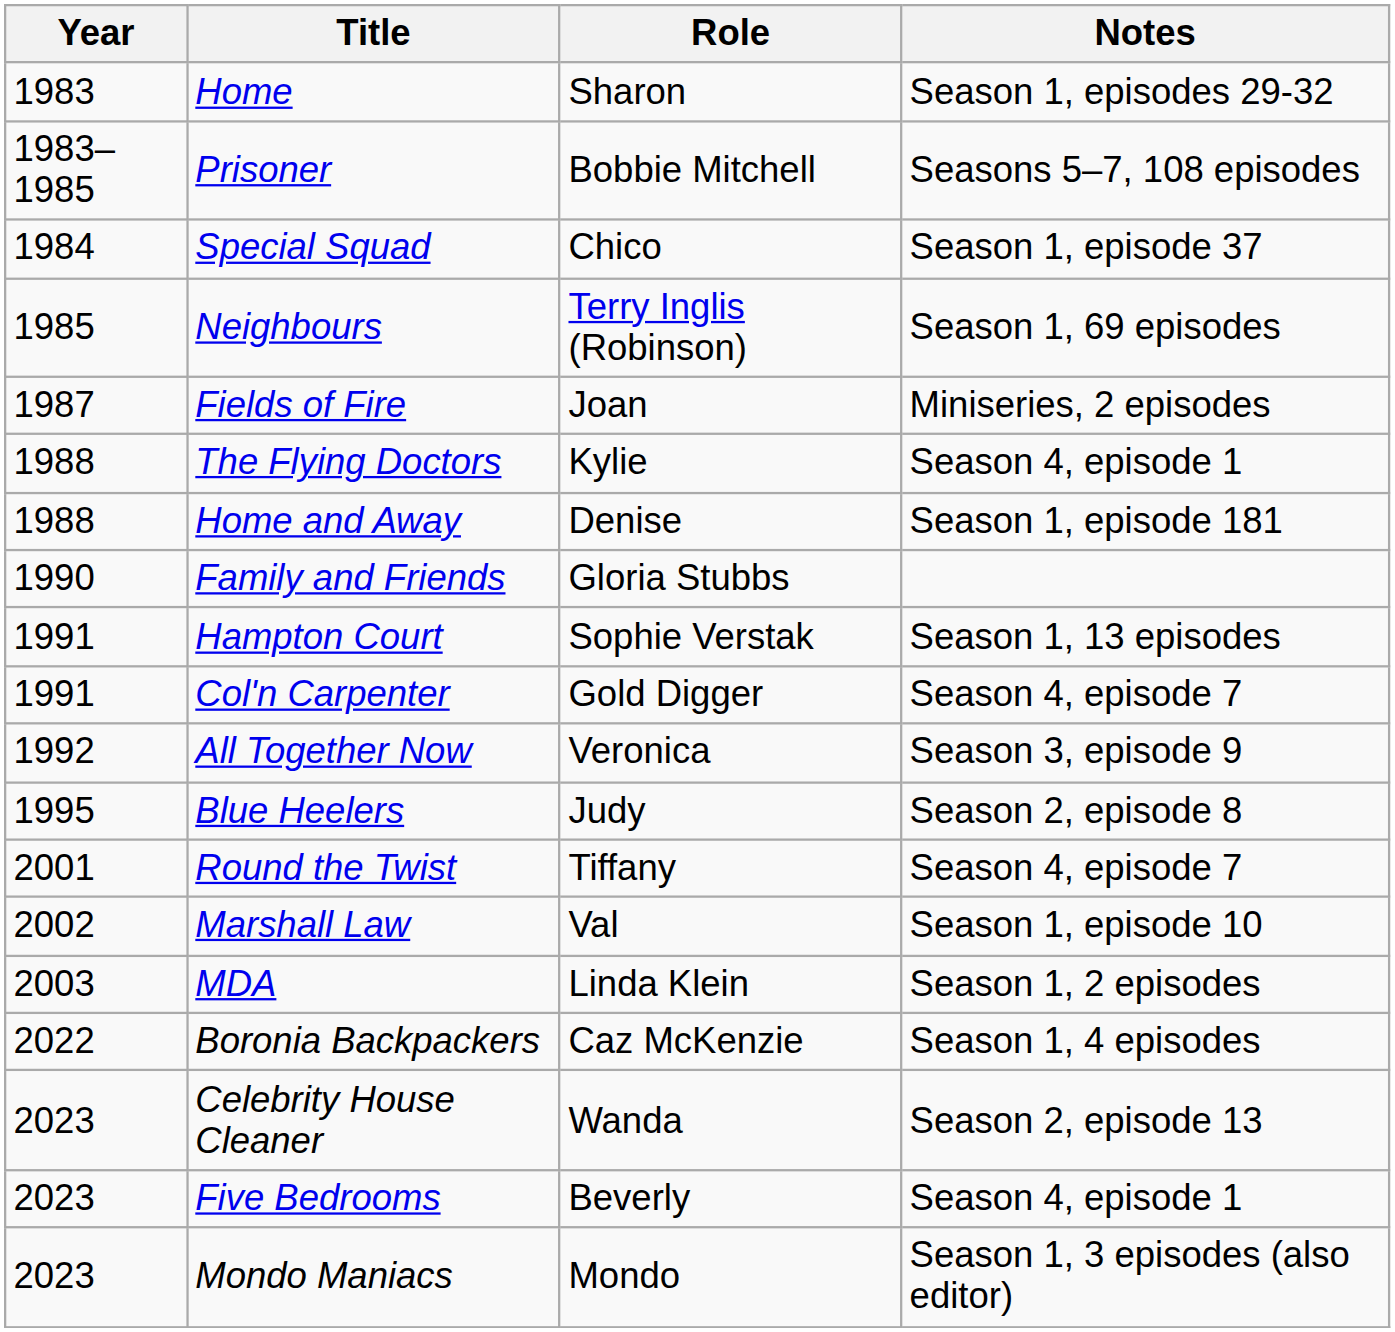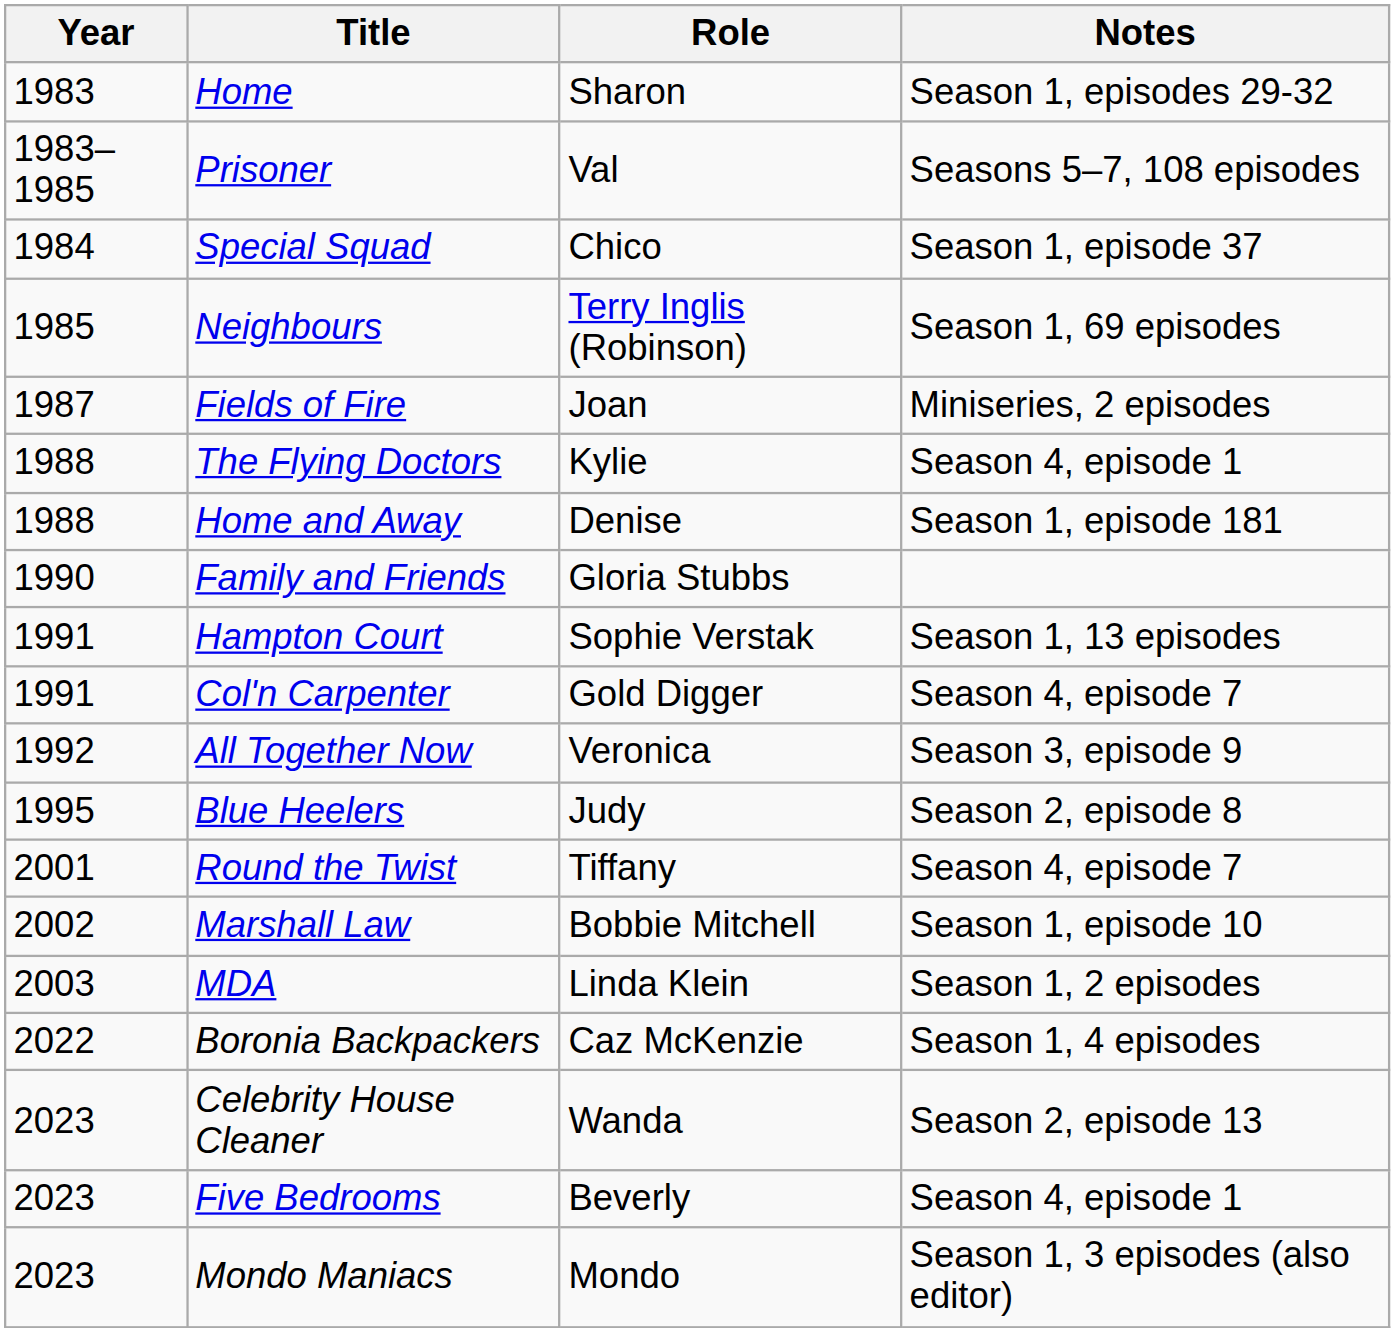(692, 169) Bobbie Mitchell -> (593, 169) Val
(593, 925) Val -> (692, 925) Bobbie Mitchell
